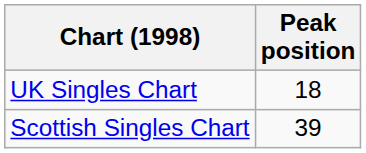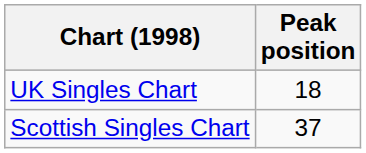(308, 128) 39 -> (308, 128) 37
